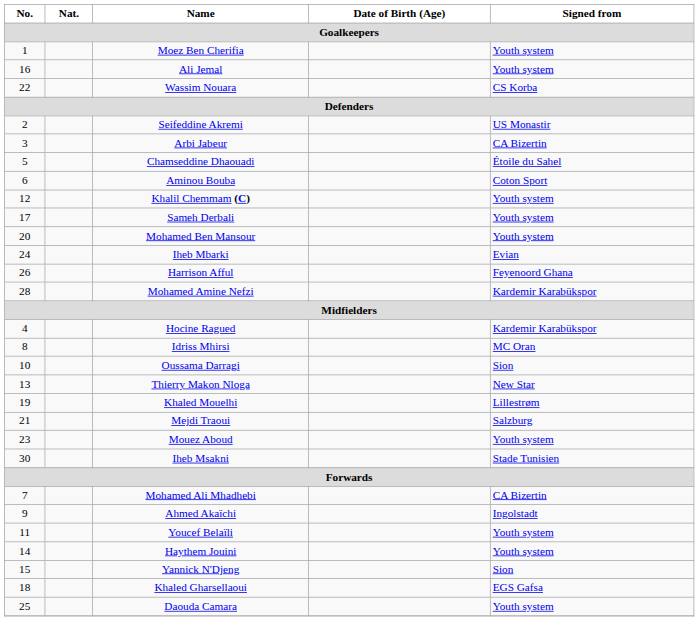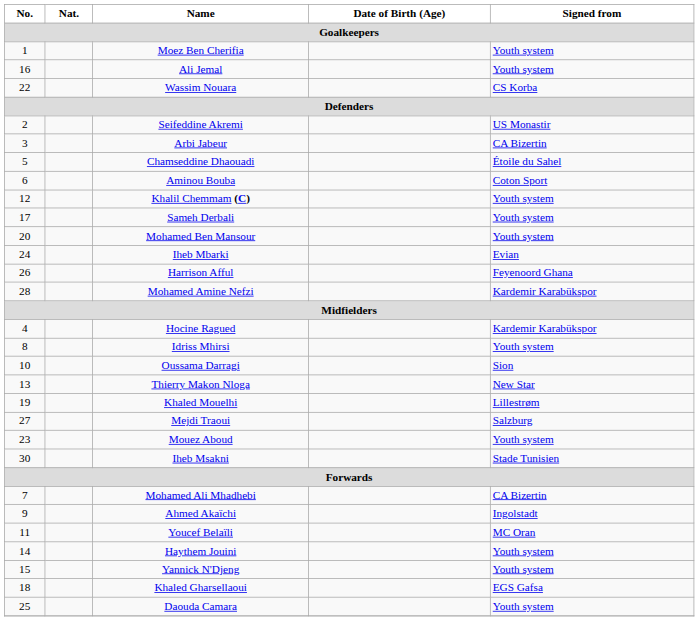(514, 347) MC Oran -> (523, 347) Youth system
(25, 421) 21 -> (25, 421) 27
(523, 532) Youth system -> (514, 532) MC Oran
(503, 569) Sion -> (523, 569) Youth system
